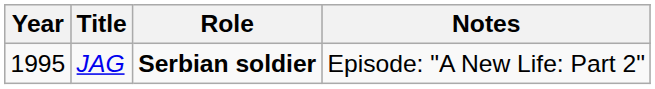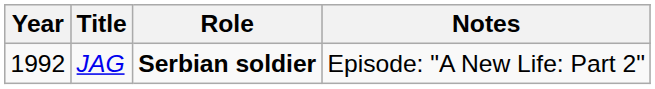(38, 63) 1995 -> (38, 63) 1992
